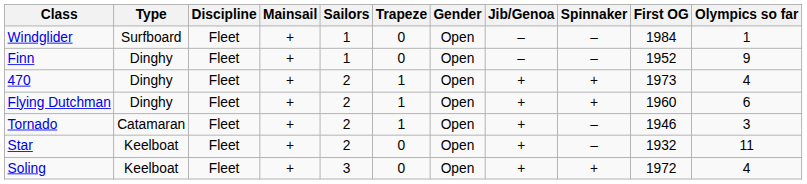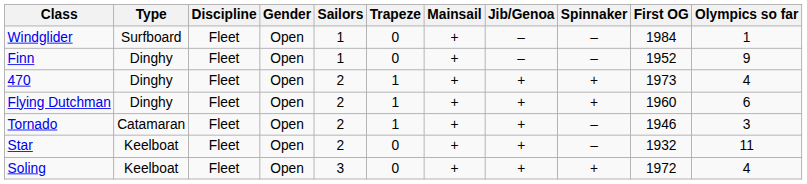columns swapped: (457, 15) <-> (290, 15)
